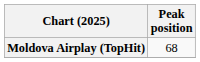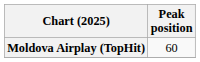(172, 47) 68 -> (172, 47) 60
